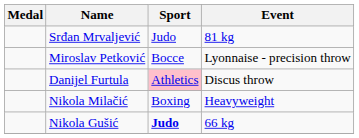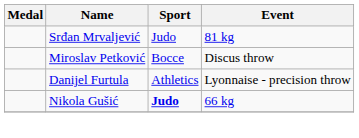(278, 58) Lyonnaise - precision throw -> (239, 58) Discus throw
(175, 80) pink background -> (175, 80) no background
(239, 80) Discus throw -> (278, 80) Lyonnaise - precision throw
- row: (88, 101)
